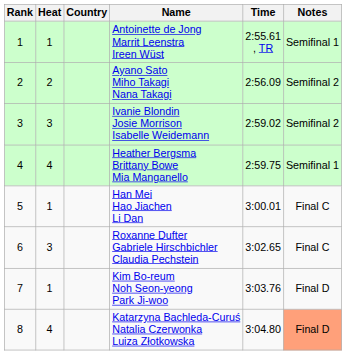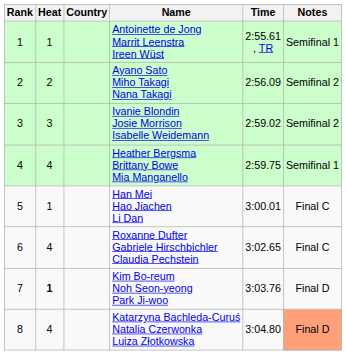(50, 247) 3 -> (50, 247) 4
(50, 288) normal -> (50, 288) bold
